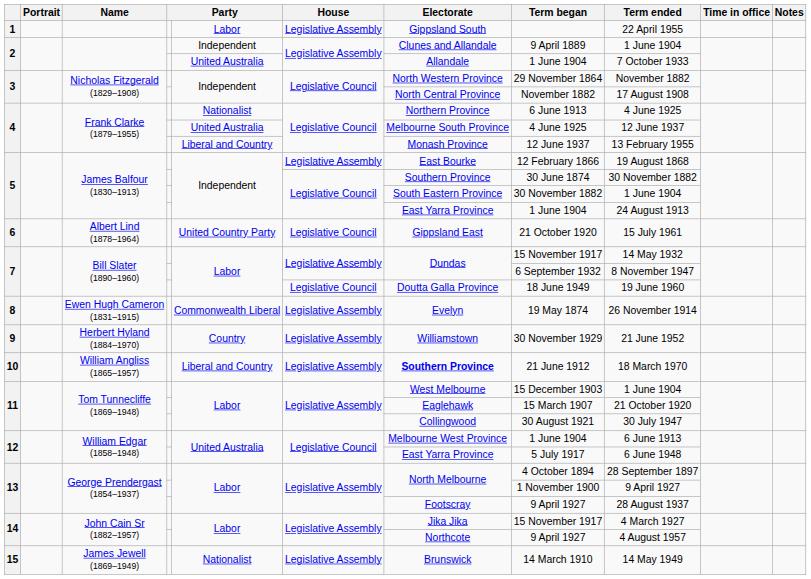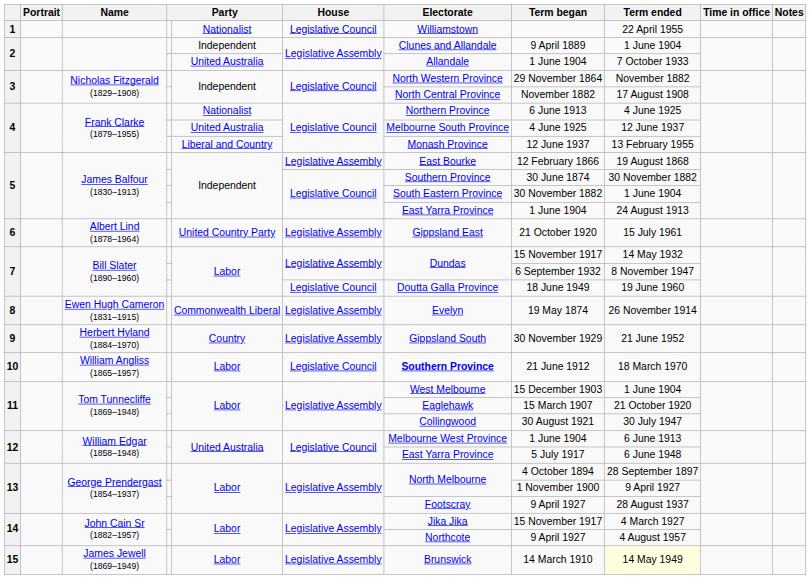(227, 29) Labor -> (227, 29) Nationalist
(333, 29) Legislative Assembly -> (333, 29) Legislative Council
(448, 29) Gippsland South -> (448, 29) Williamstown
(333, 233) Legislative Council -> (333, 233) Legislative Assembly
(448, 338) Williamstown -> (448, 338) Gippsland South
(227, 367) Liberal and Country -> (227, 367) Labor
(333, 367) Legislative Assembly -> (333, 367) Legislative Council
(227, 560) Nationalist -> (227, 560) Labor
(653, 560) no background -> (653, 560) lightyellow background
